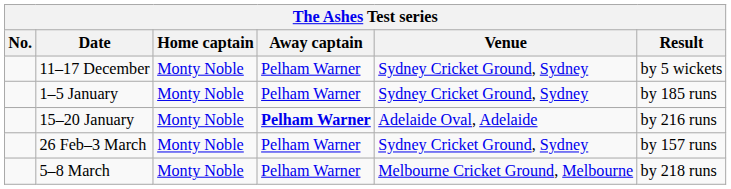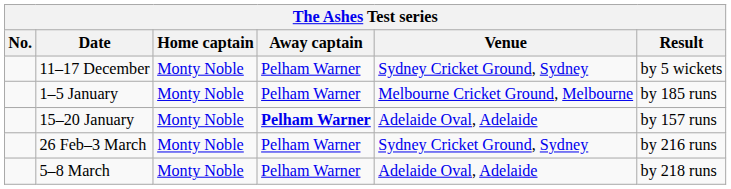(483, 94) Sydney Cricket Ground, Sydney -> (506, 94) Melbourne Cricket Ground, Melbourne
(679, 119) by 216 runs -> (679, 119) by 157 runs
(679, 145) by 157 runs -> (679, 145) by 216 runs
(506, 171) Melbourne Cricket Ground, Melbourne -> (458, 171) Adelaide Oval, Adelaide
